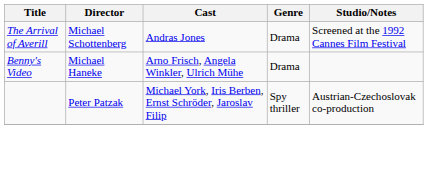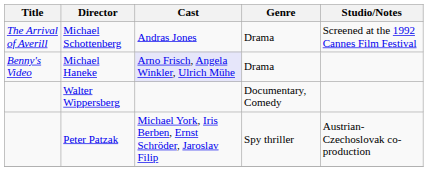(194, 66) no background -> (186, 66) lavender background
+ row: (91, 96)
